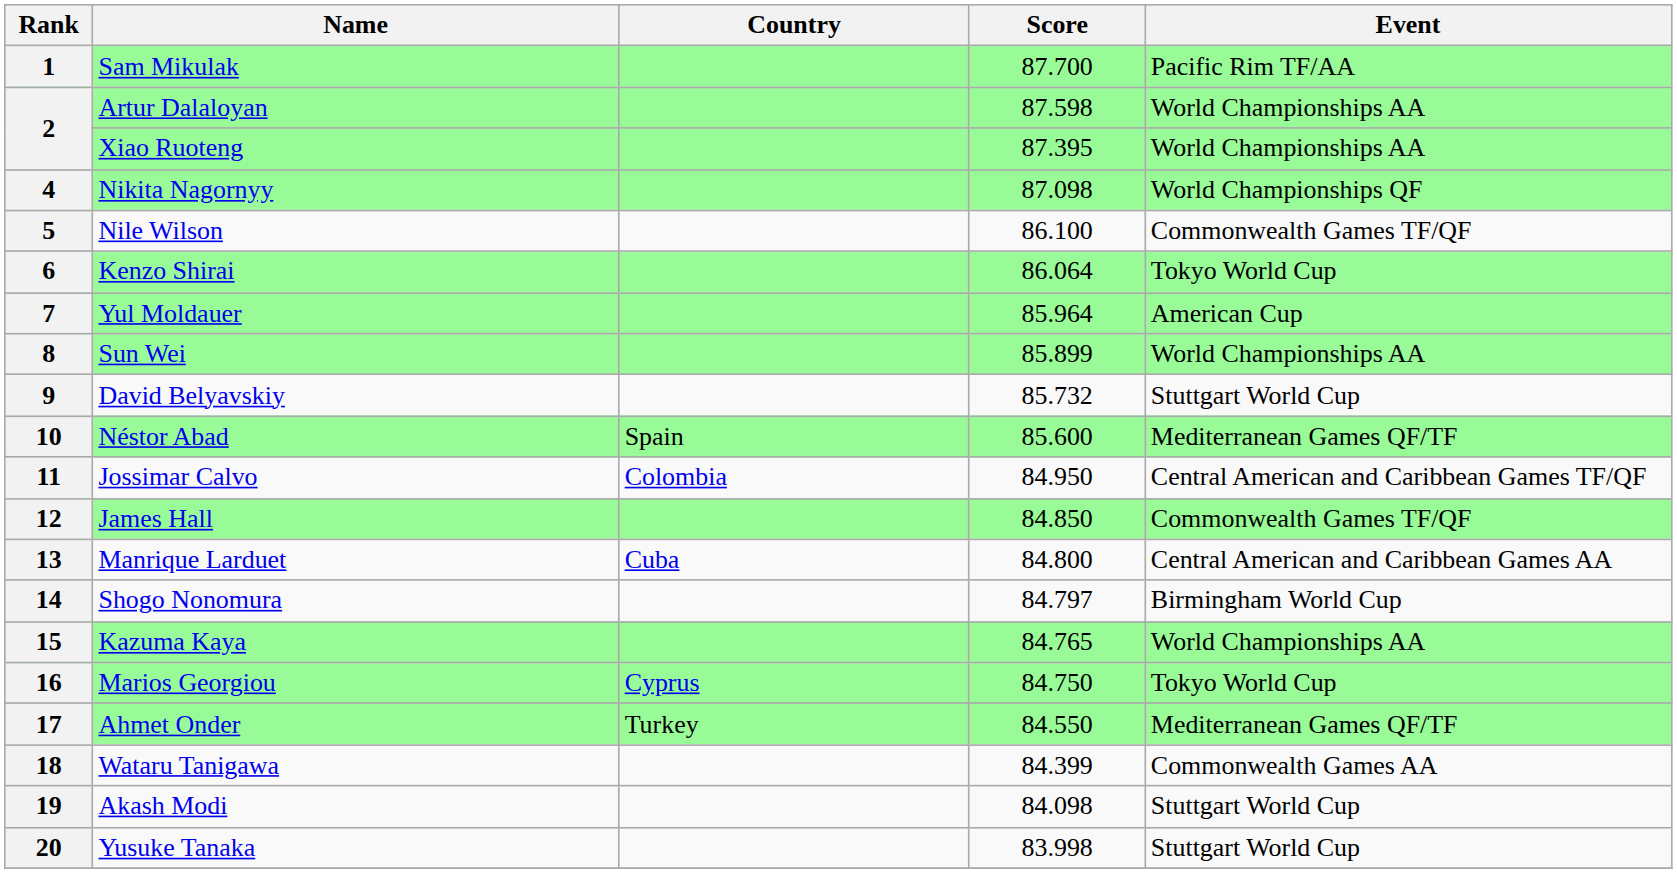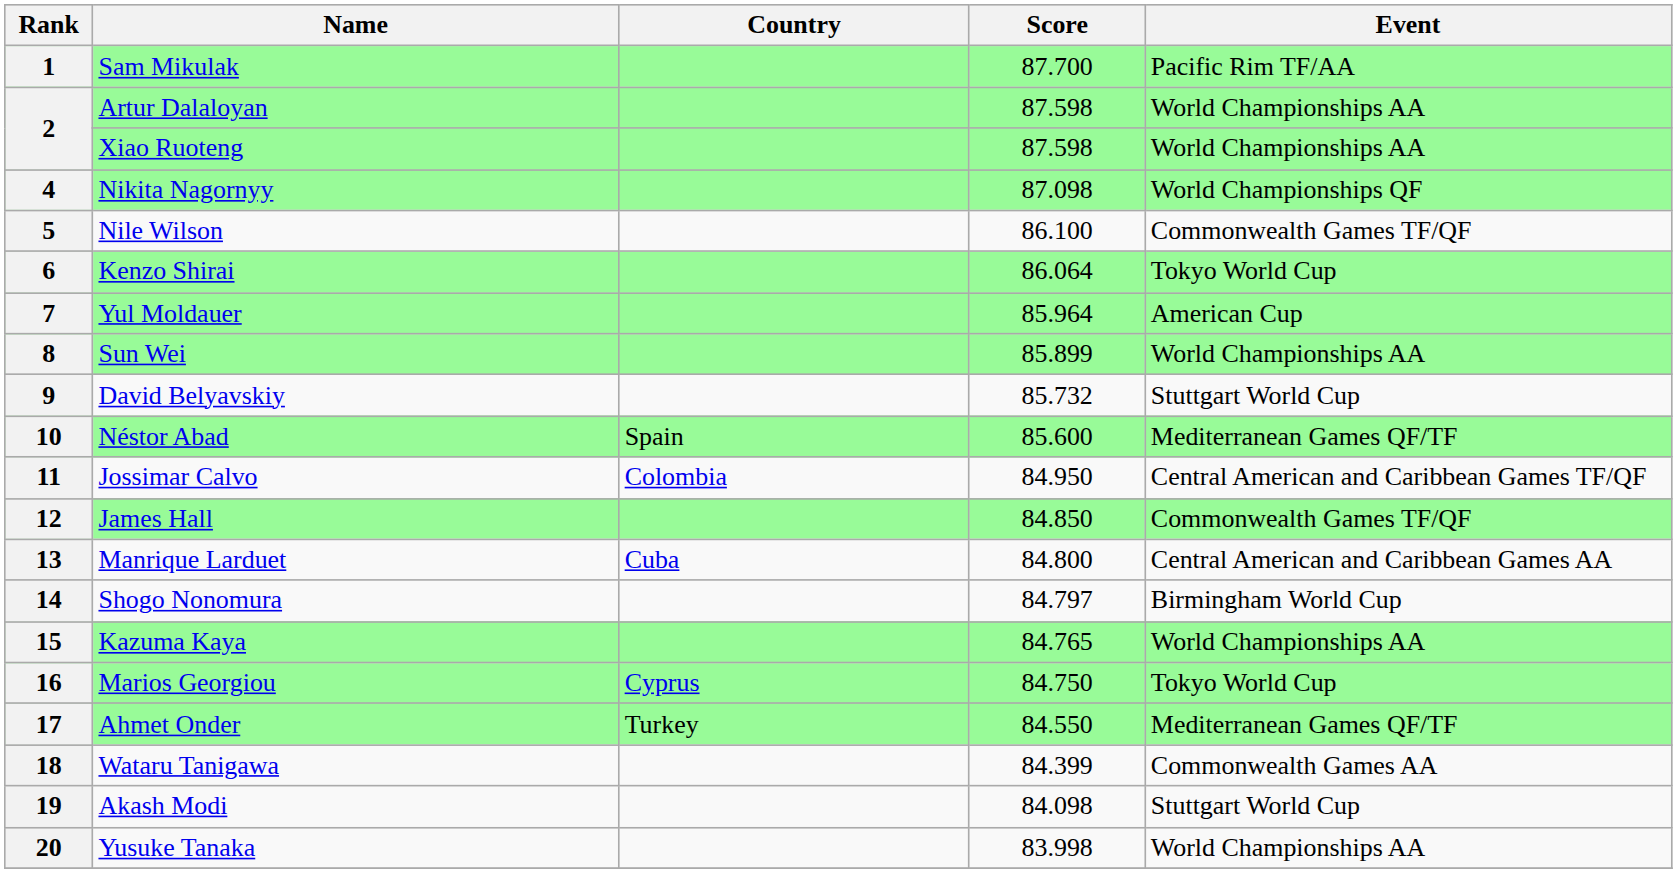(1057, 148) 87.395 -> (1057, 148) 87.598
(1255, 847) Stuttgart World Cup -> (1288, 847) World Championships AA
